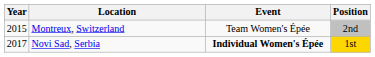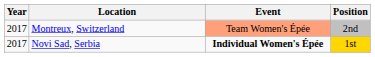(17, 28) 2015 -> (17, 28) 2017
(268, 28) no background -> (268, 28) lightsalmon background
